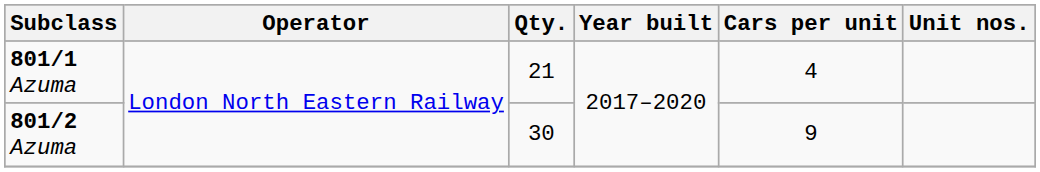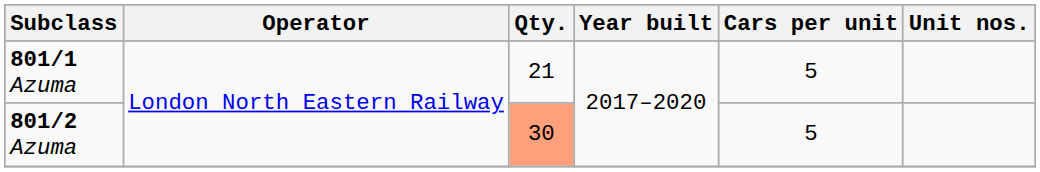(811, 72) 4 -> (811, 72) 5
(541, 135) no background -> (541, 135) lightsalmon background
(811, 135) 9 -> (811, 135) 5
